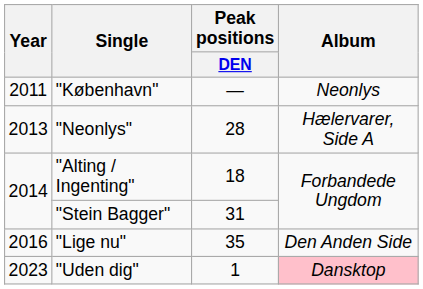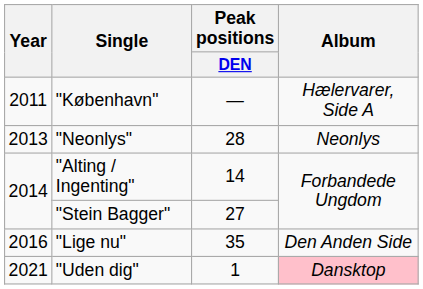(348, 91) Neonlys -> (348, 101) Hælervarer, Side A
(348, 129) Hælervarer, Side A -> (348, 138) Neonlys
(235, 176) 18 -> (235, 176) 14
(235, 214) 31 -> (235, 214) 27
(28, 270) 2023 -> (28, 270) 2021
